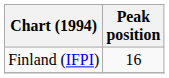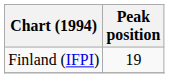(133, 60) 16 -> (133, 60) 19
